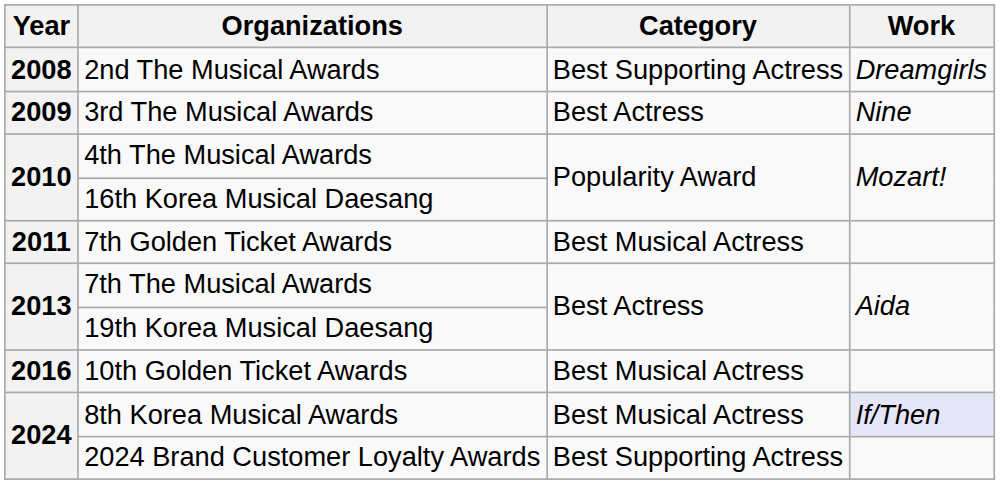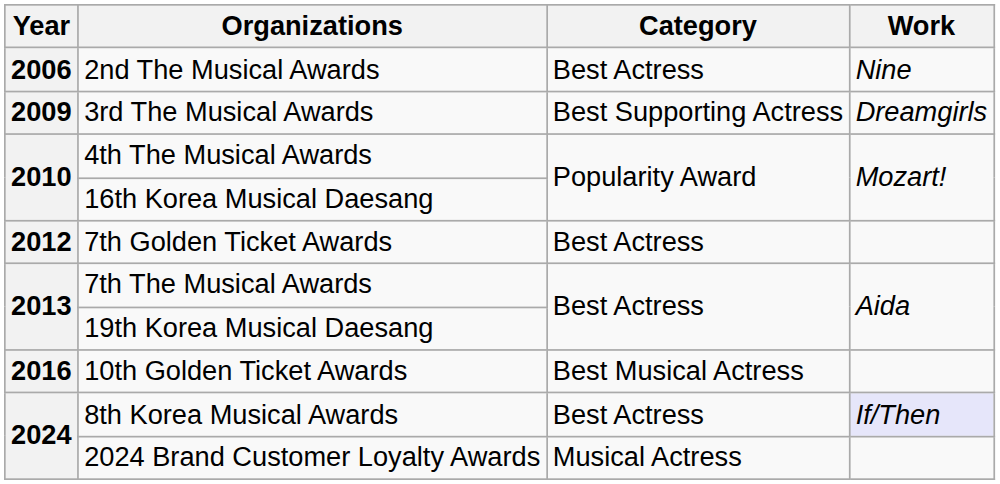(41, 69) 2008 -> (41, 69) 2006
(698, 69) Best Supporting Actress -> (628, 69) Best Actress
(921, 69) Dreamgirls -> (884, 69) Nine
(628, 112) Best Actress -> (698, 112) Best Supporting Actress
(884, 112) Nine -> (921, 112) Dreamgirls
(41, 241) 2011 -> (41, 241) 2012
(678, 241) Best Musical Actress -> (628, 241) Best Actress
(678, 414) Best Musical Actress -> (628, 414) Best Actress
(698, 457) Best Supporting Actress -> (647, 457) Musical Actress
